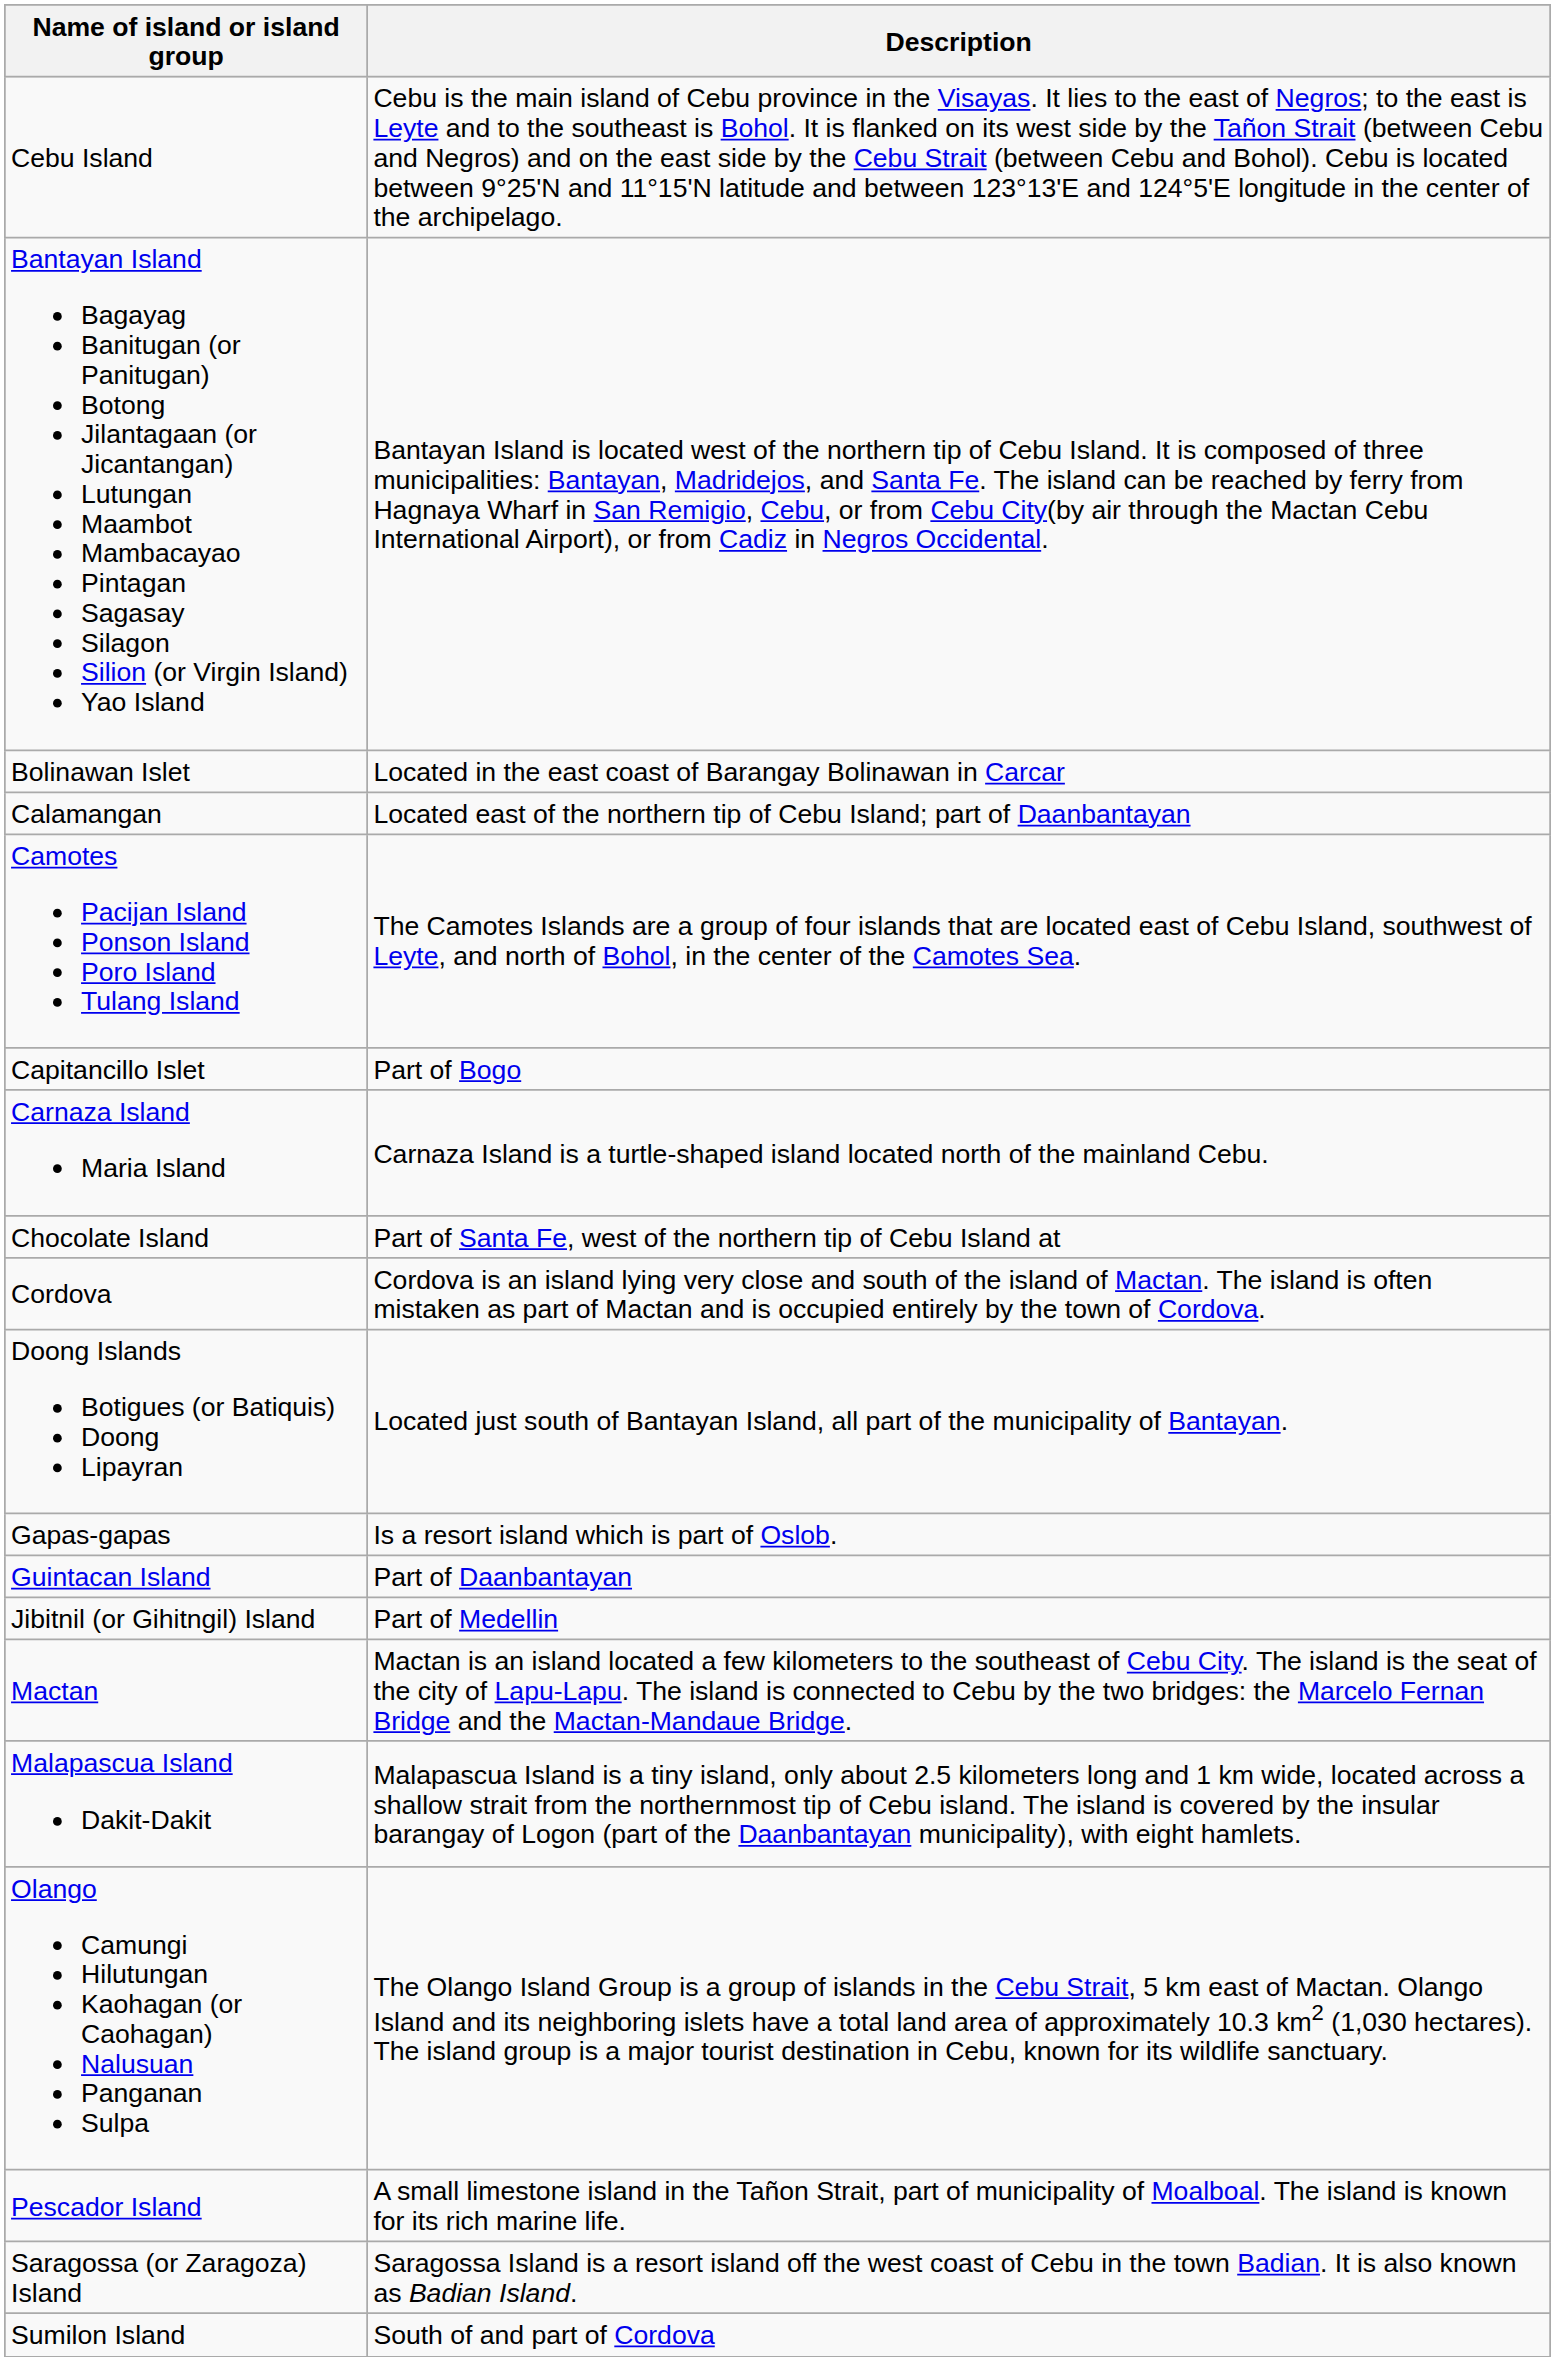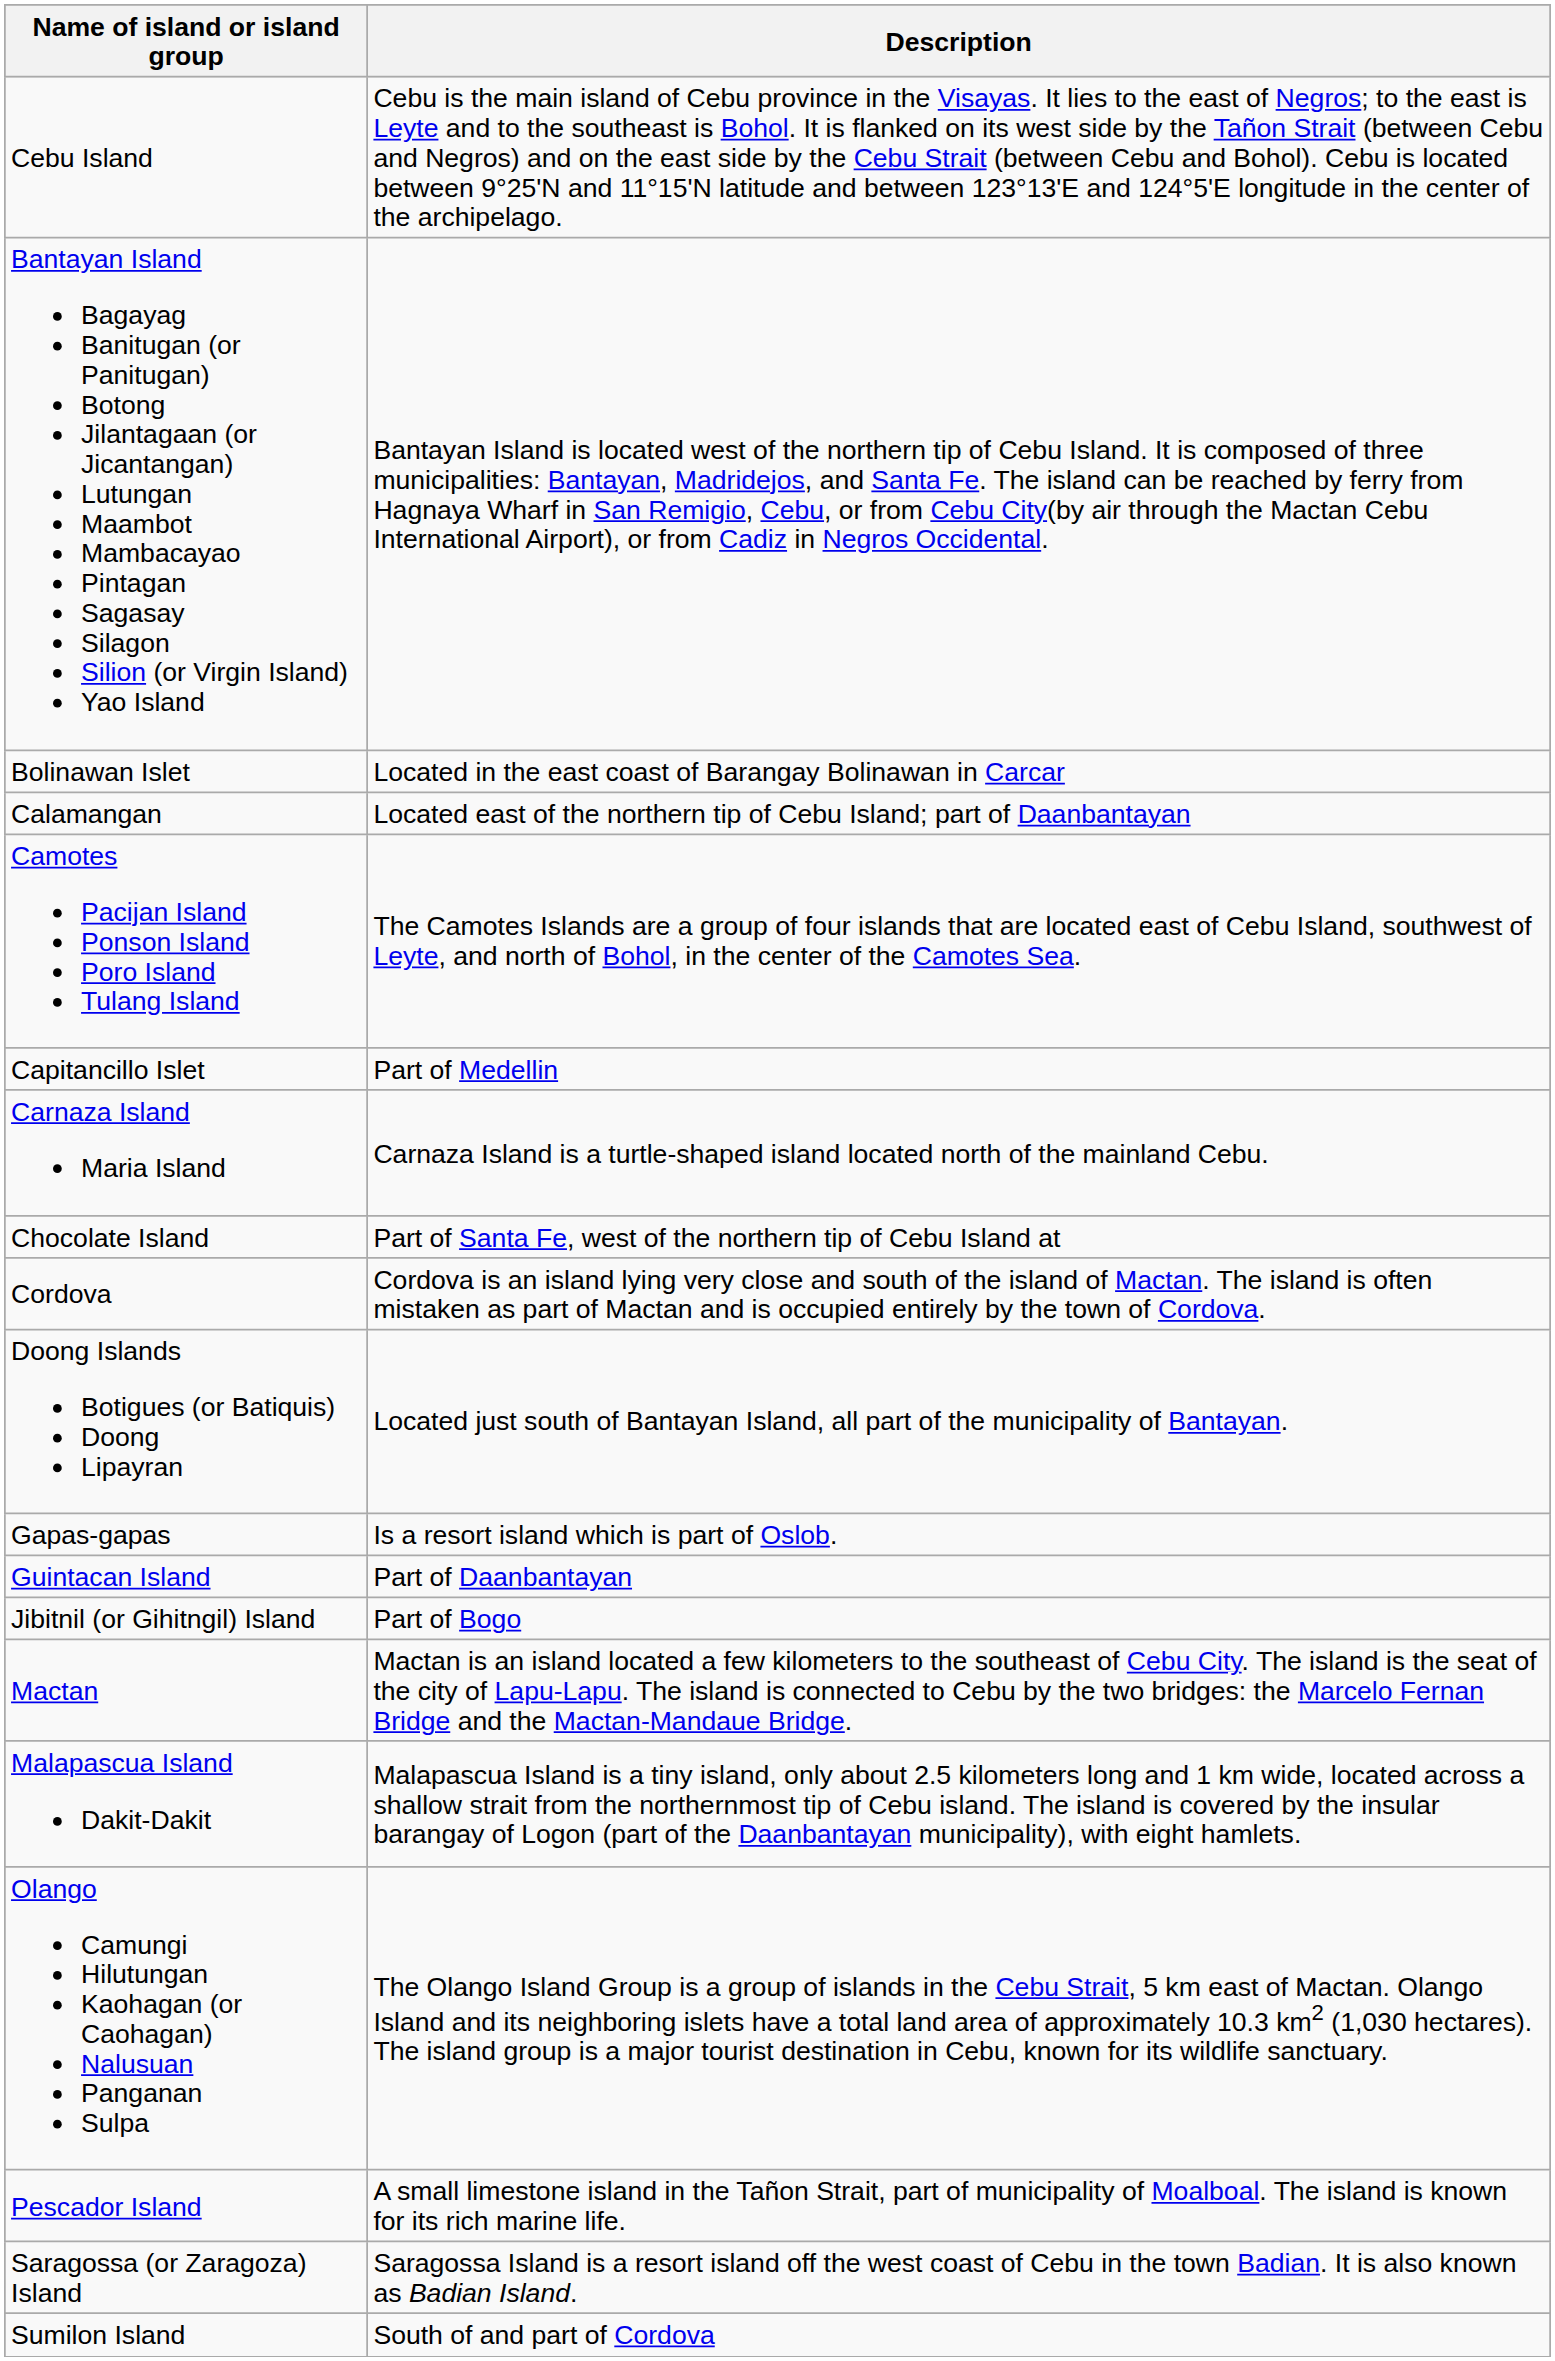(447, 1069) Part of Bogo -> (466, 1069) Part of Medellin
(466, 1619) Part of Medellin -> (447, 1619) Part of Bogo
